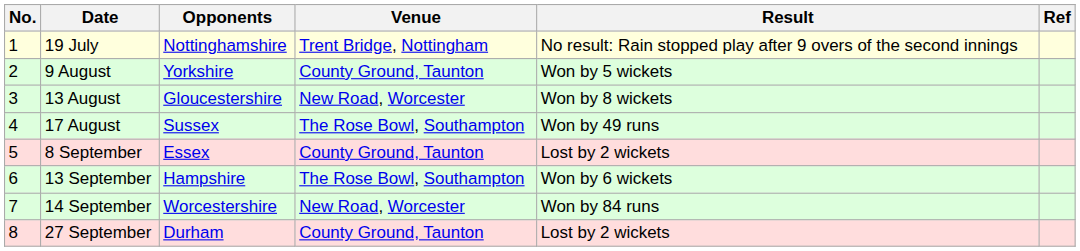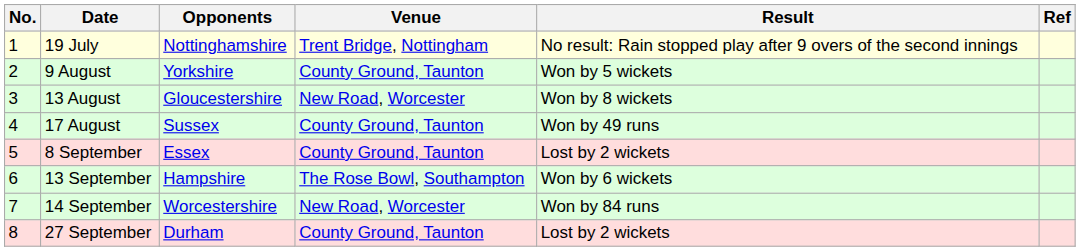(412, 125) The Rose Bowl, Southampton -> (391, 125) County Ground, Taunton
